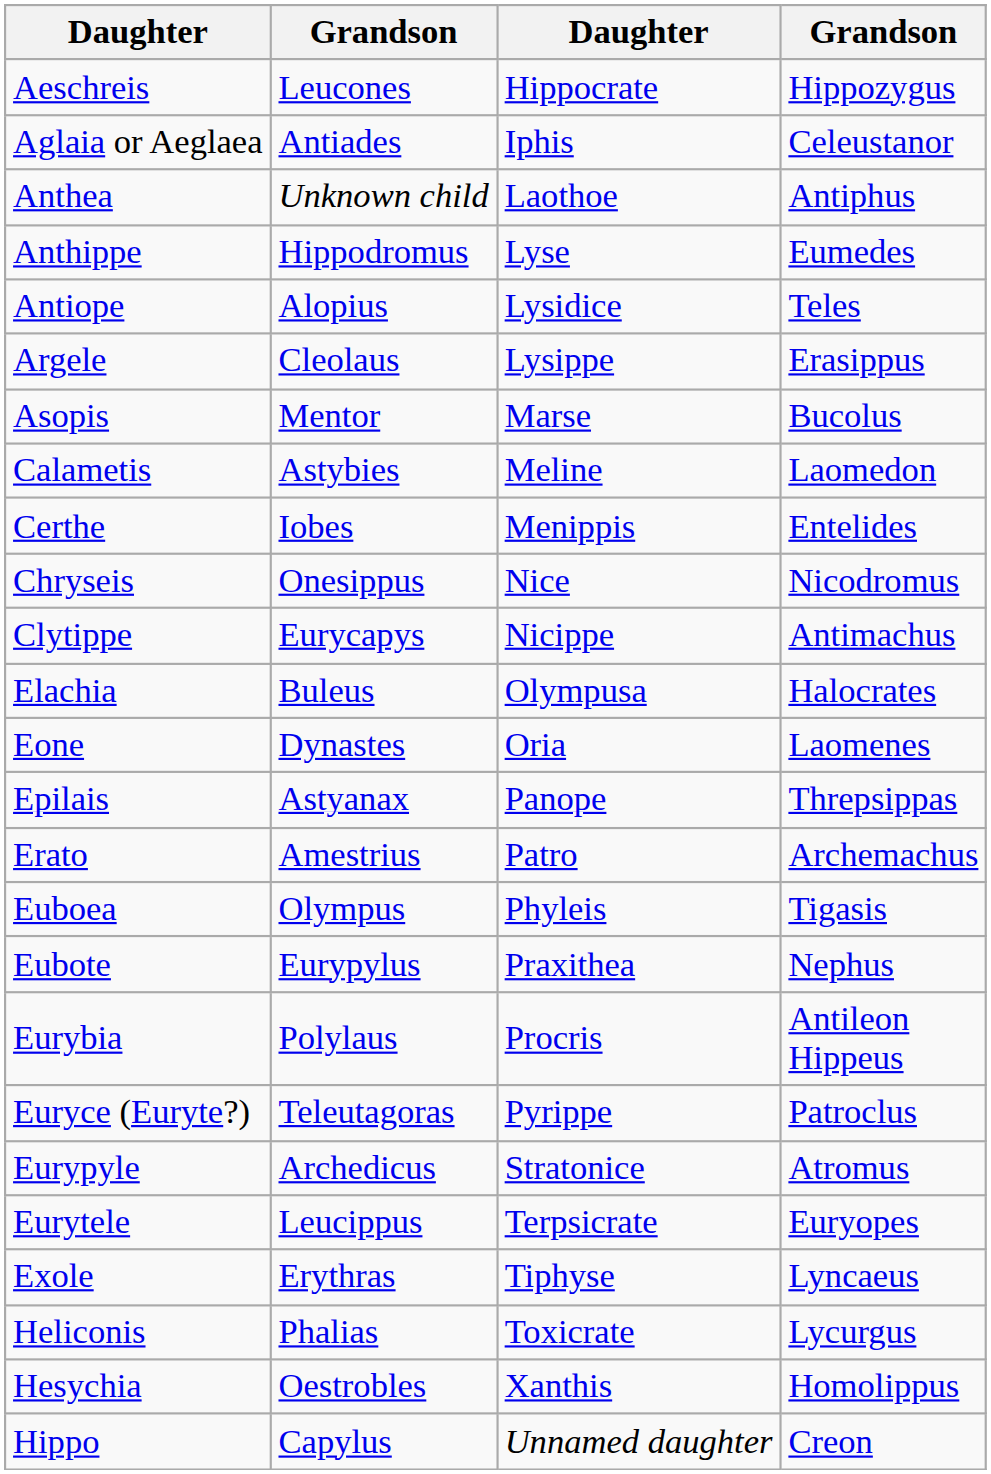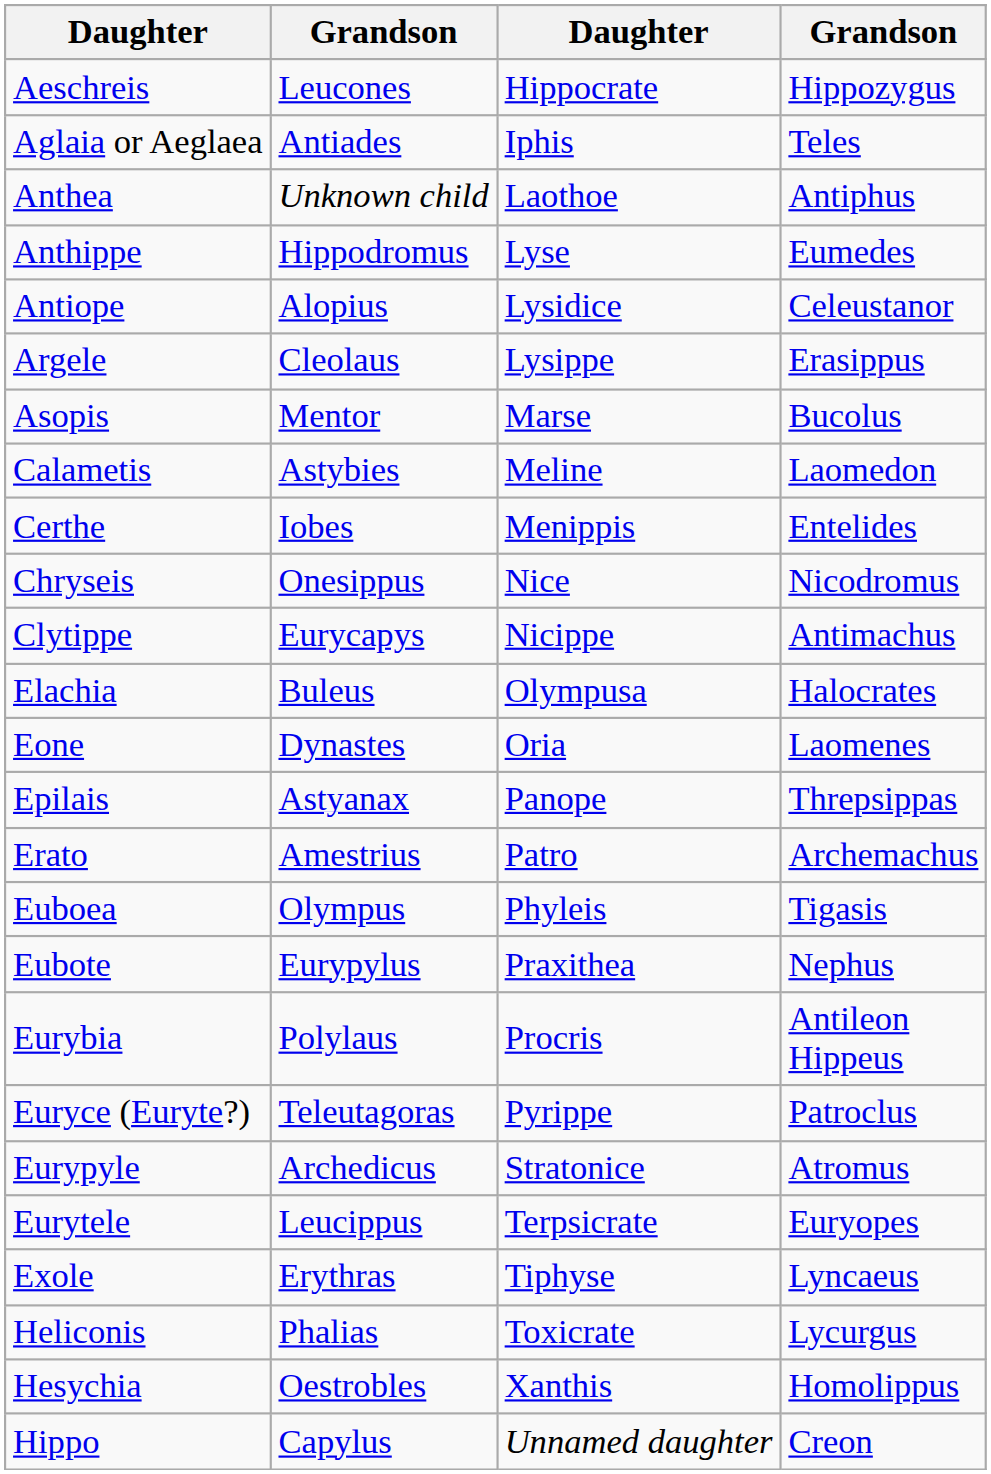(871, 141) Celeustanor -> (825, 141) Teles
(825, 305) Teles -> (871, 305) Celeustanor
